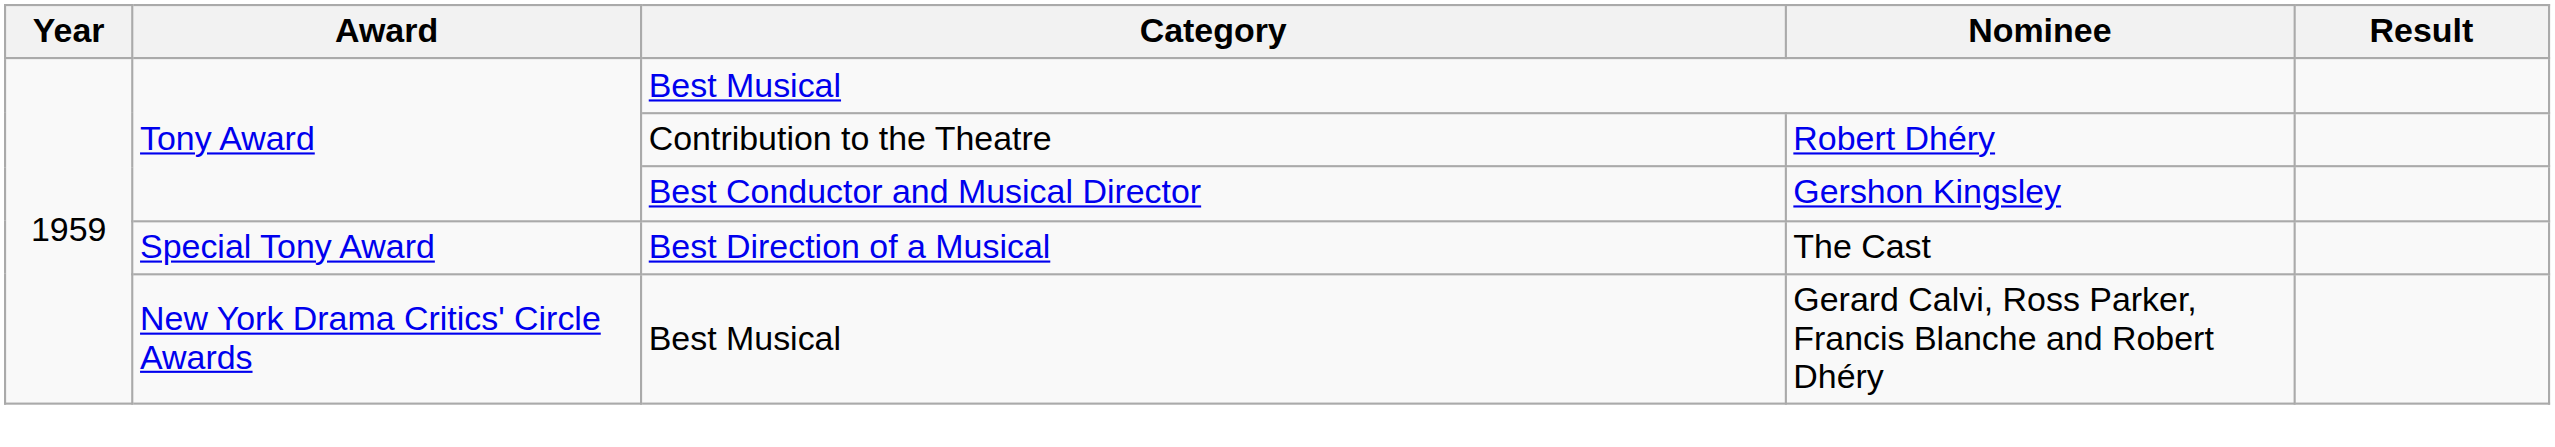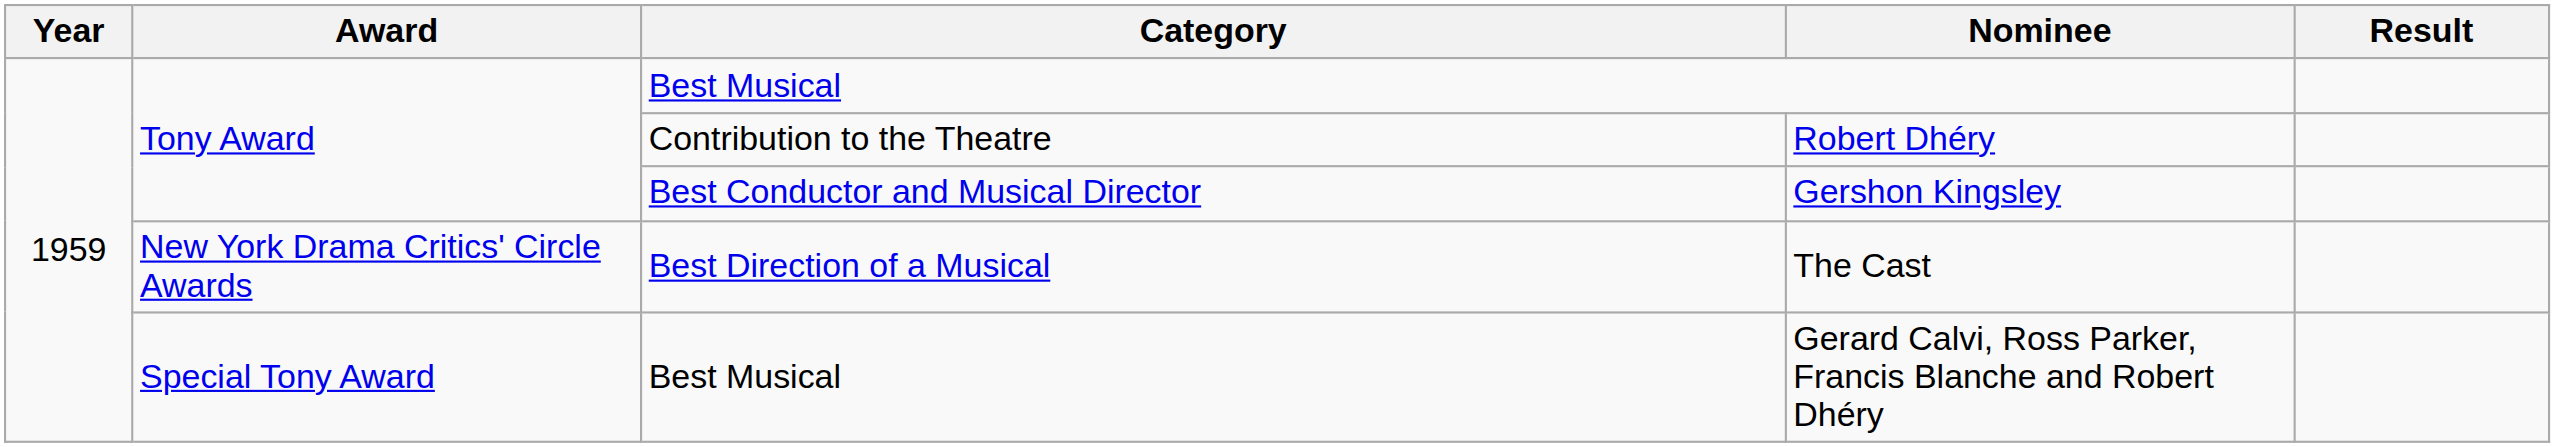(287, 246) Special Tony Award -> (370, 265) New York Drama Critics' Circle Awards
(370, 338) New York Drama Critics' Circle Awards -> (287, 376) Special Tony Award
